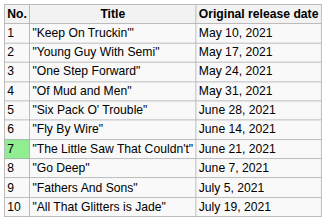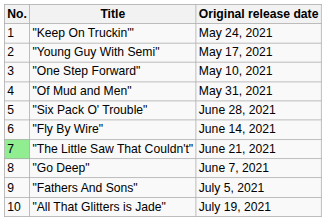(236, 33) May 10, 2021 -> (236, 33) May 24, 2021
(236, 71) May 24, 2021 -> (236, 71) May 10, 2021
